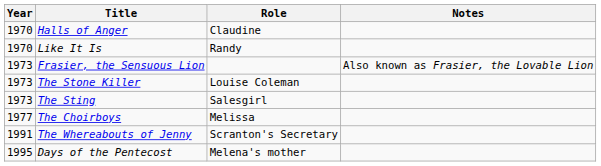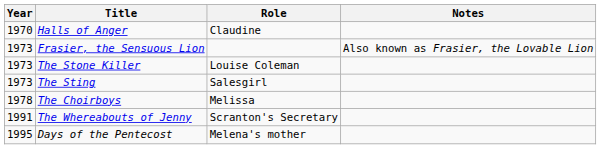- row: (70, 48)
(20, 117) 1977 -> (20, 100) 1978
